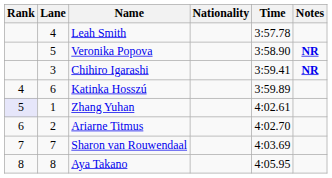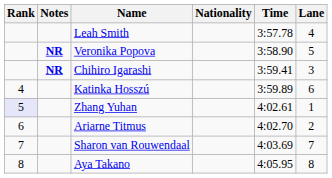columns swapped: (53, 13) <-> (310, 13)
